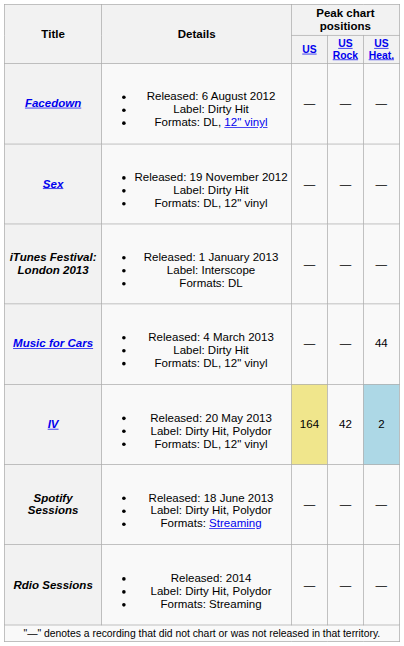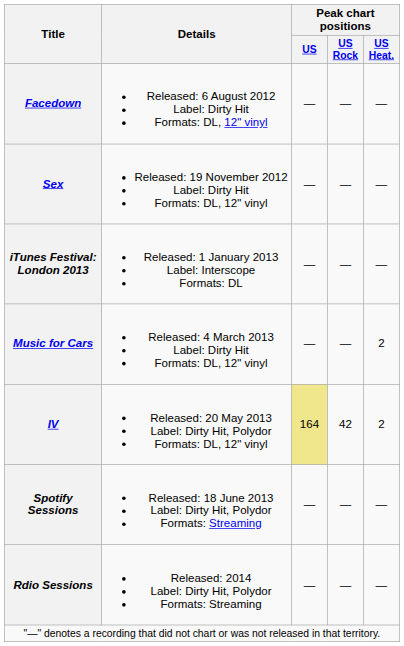(381, 344) 44 -> (381, 344) 2
(381, 424) lightblue background -> (381, 424) no background
